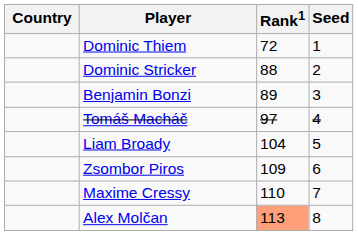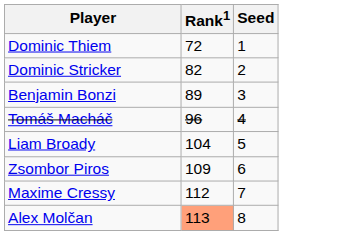- column: (42, 18)
(269, 70) 88 -> (194, 70) 82
(269, 119) 97 -> (194, 119) 96
(272, 193) 110 -> (197, 193) 112
